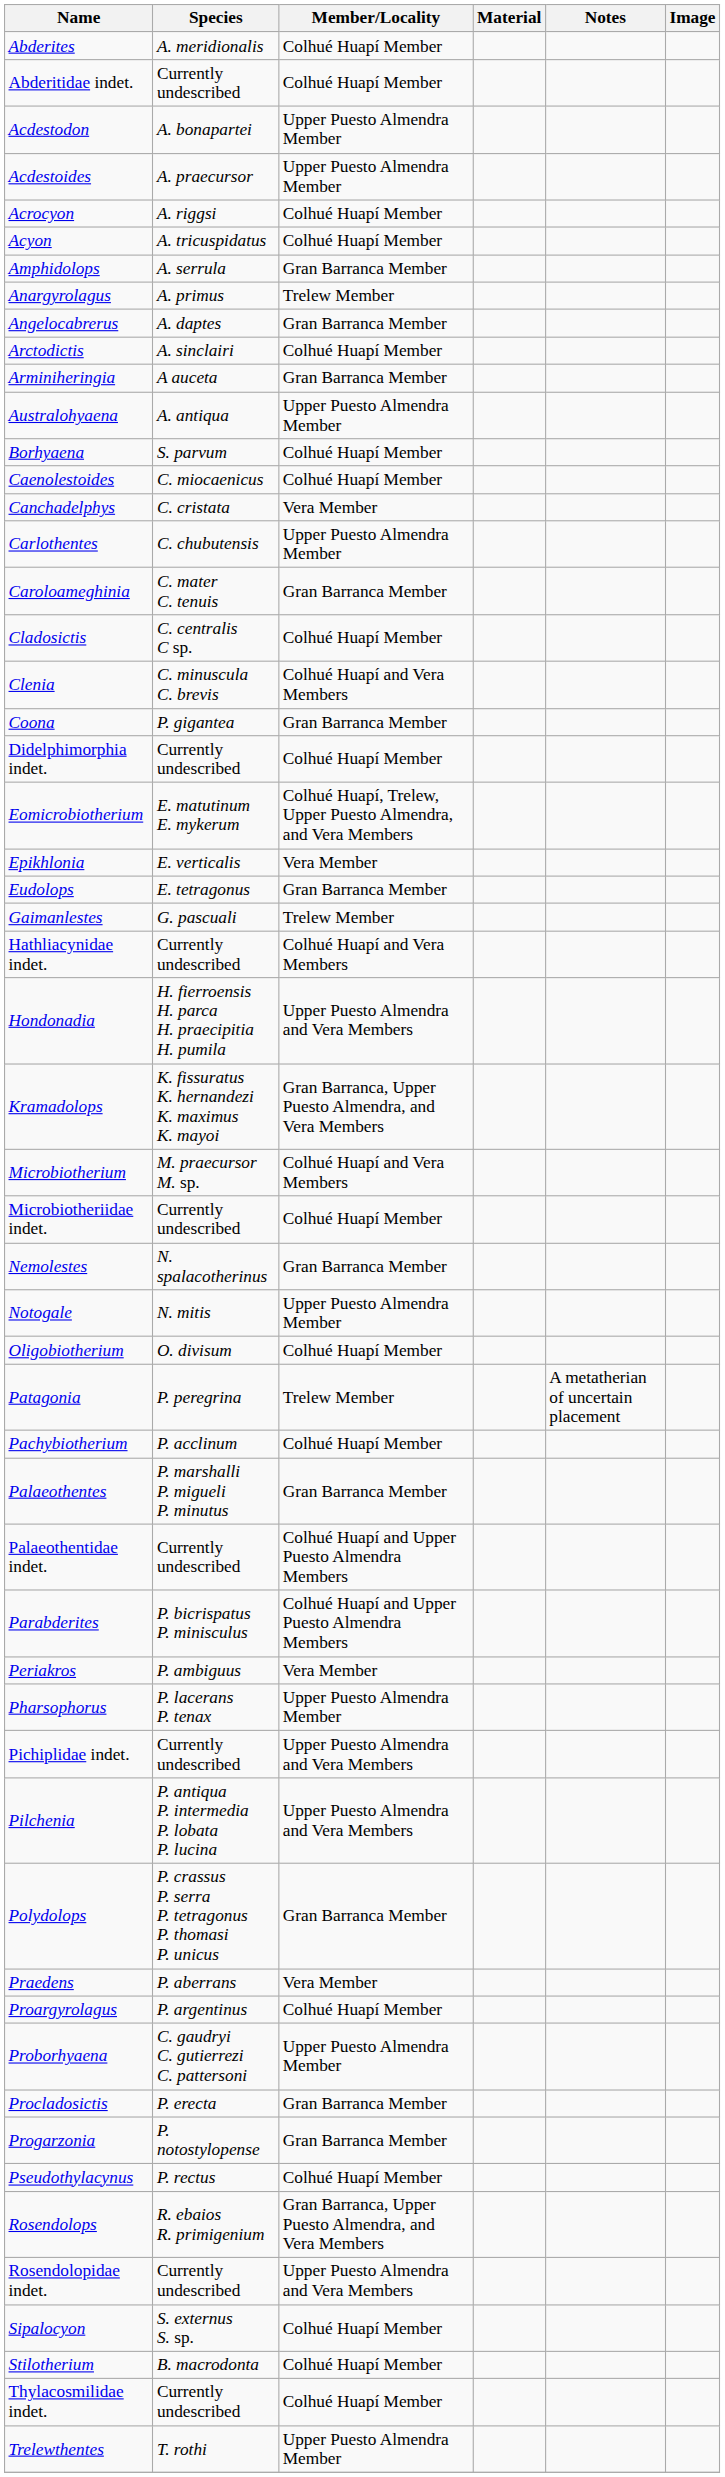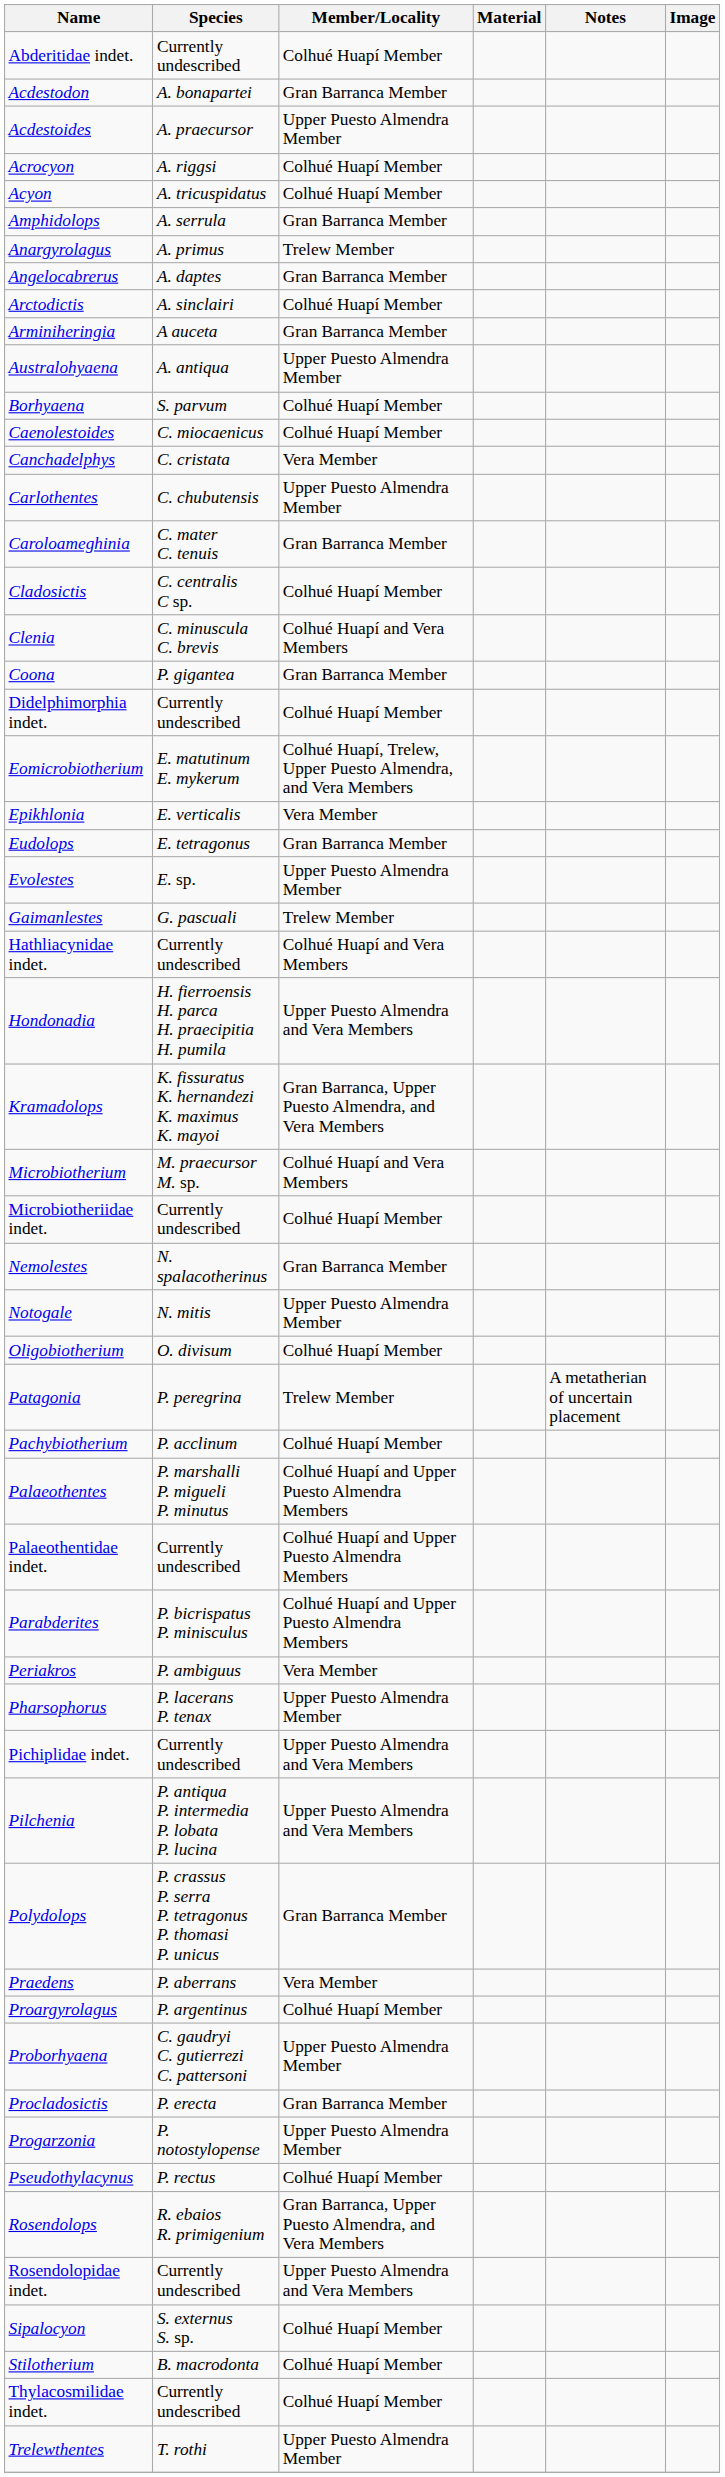- row: (42, 45)
(366, 129) Upper Puesto Almendra Member -> (365, 92) Gran Barranca Member
+ row: (41, 880)
(365, 1490) Gran Barranca Member -> (369, 1490) Colhué Huapí and Upper Puesto Almendra Members
(365, 2140) Gran Barranca Member -> (366, 2140) Upper Puesto Almendra Member
